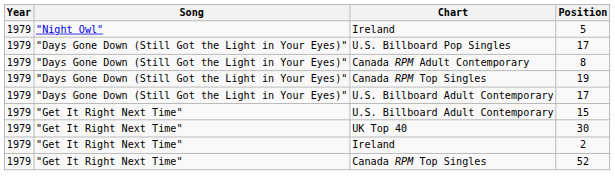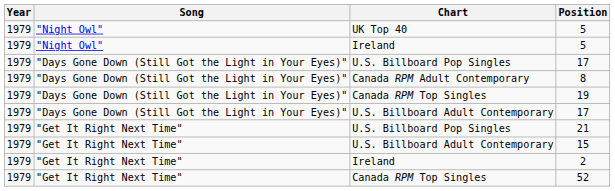+ row: (380, 29)
+ row: (432, 128)
- row: (380, 128)
